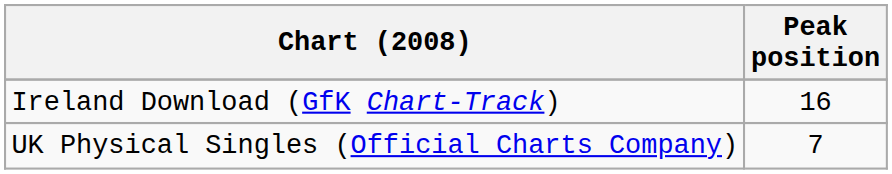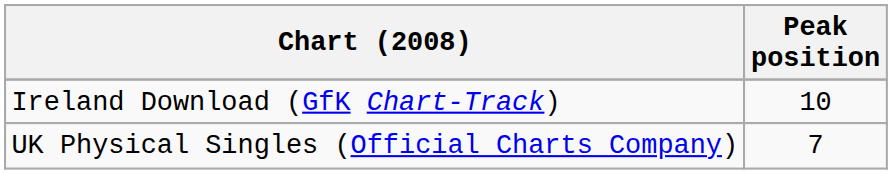(816, 102) 16 -> (816, 102) 10
